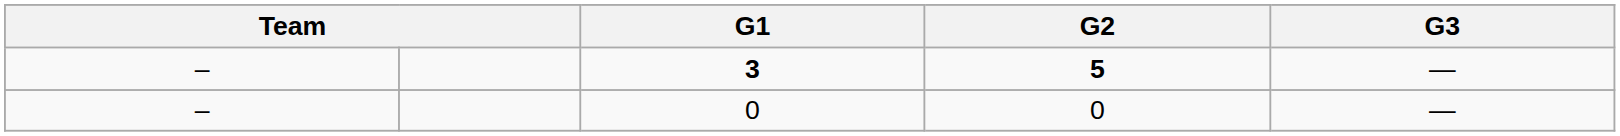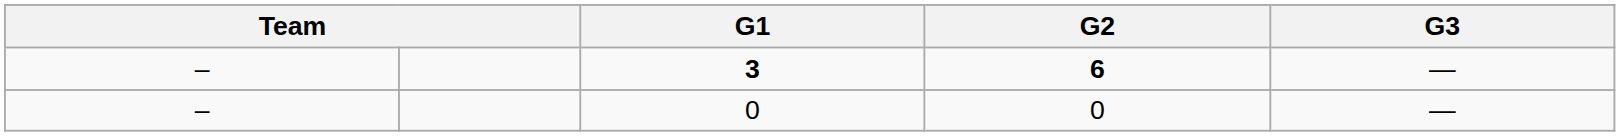(1097, 68) 5 -> (1097, 68) 6
